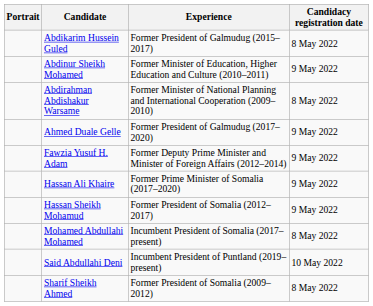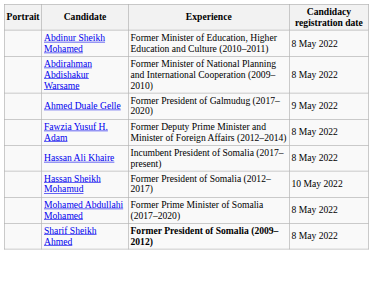- row: (81, 43)
(315, 69) 9 May 2022 -> (315, 43) 8 May 2022
(315, 158) 9 May 2022 -> (315, 132) 8 May 2022
(197, 184) Former Prime Minister of Somalia (2017–2020) -> (207, 158) Incumbent President of Somalia (2017–present)
(315, 184) 9 May 2022 -> (315, 158) 8 May 2022
(315, 210) 9 May 2022 -> (317, 184) 10 May 2022
(207, 236) Incumbent President of Somalia (2017–present) -> (197, 210) Former Prime Minister of Somalia (2017–2020)
- row: (83, 262)
(201, 288) normal -> (204, 236) bold
